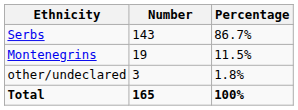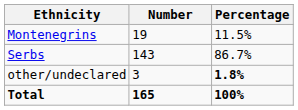rows swapped: (26, 35) <-> (52, 55)
(229, 75) normal -> (229, 75) bold
